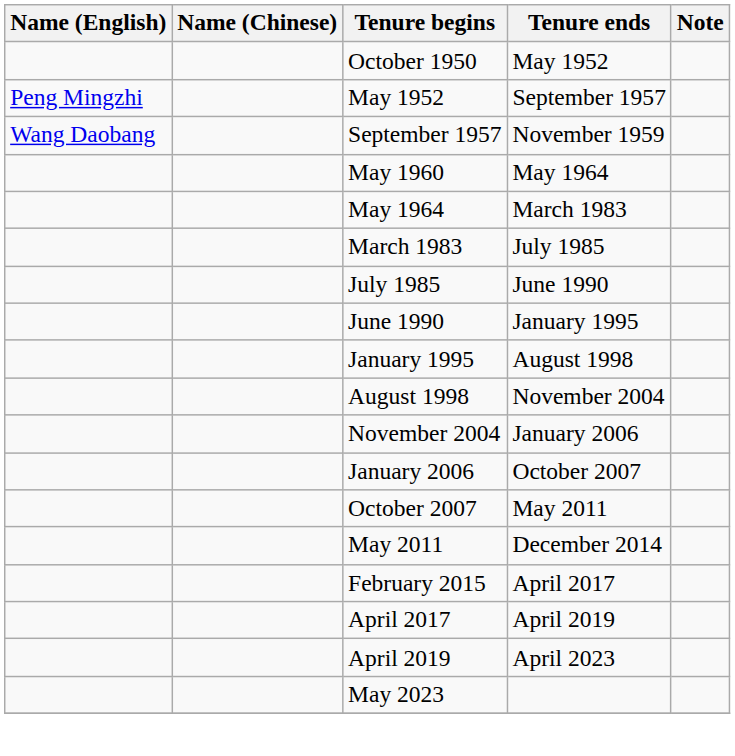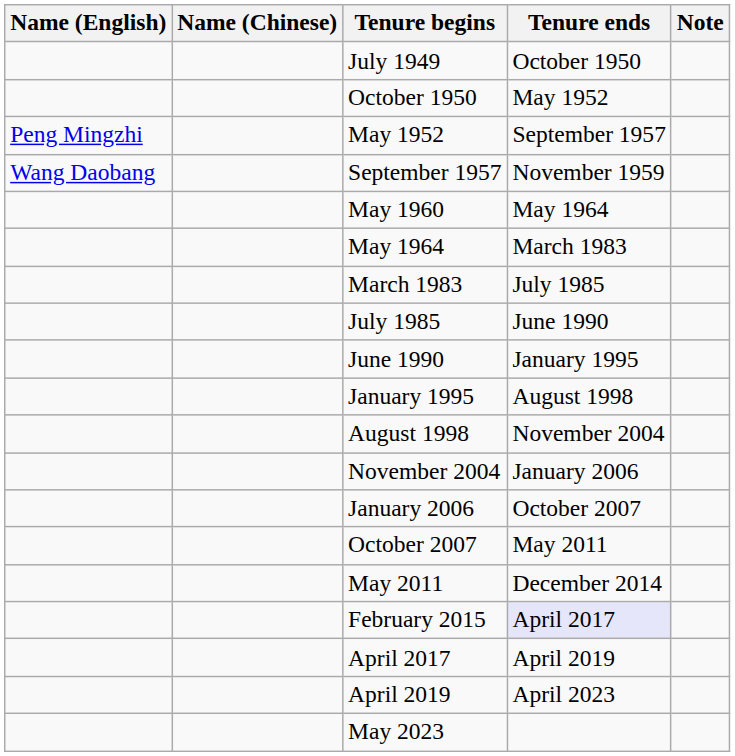+ row: (394, 60)
(564, 582) no background -> (564, 619) lavender background
